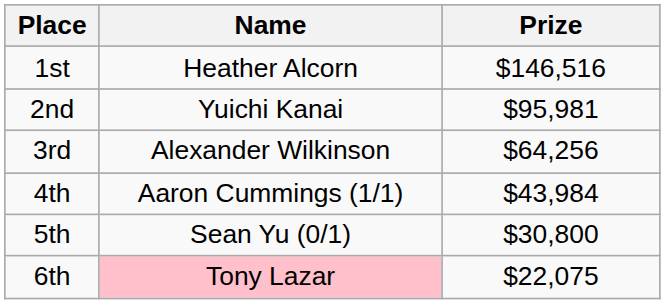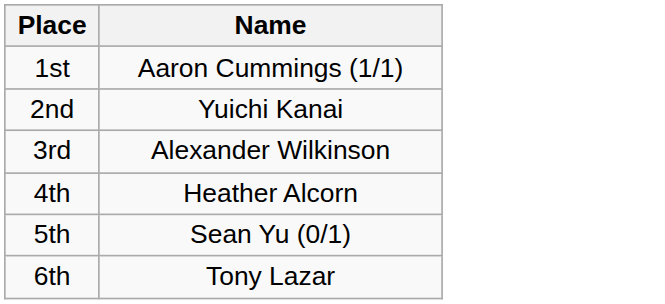- column: (551, 25)
(271, 67) Heather Alcorn -> (271, 67) Aaron Cummings (1/1)
(271, 192) Aaron Cummings (1/1) -> (271, 192) Heather Alcorn
(271, 276) pink background -> (271, 276) no background
